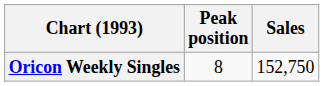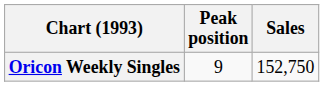(218, 66) 8 -> (218, 66) 9
